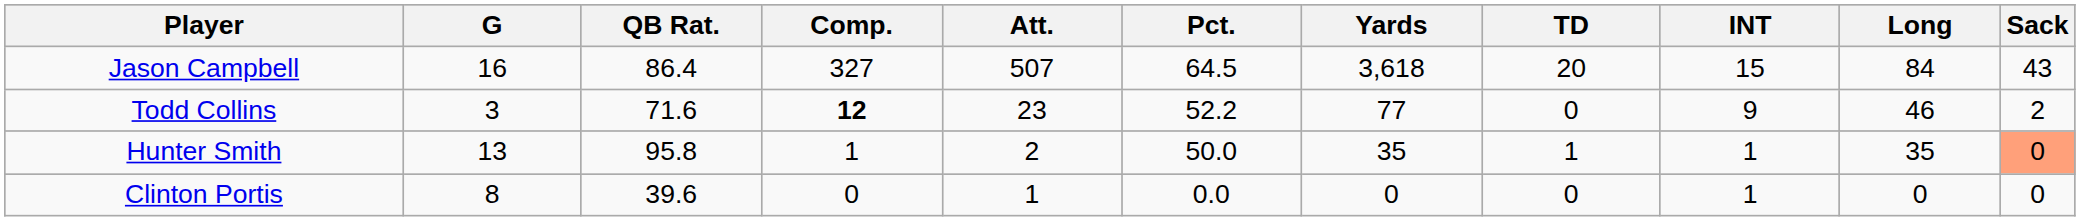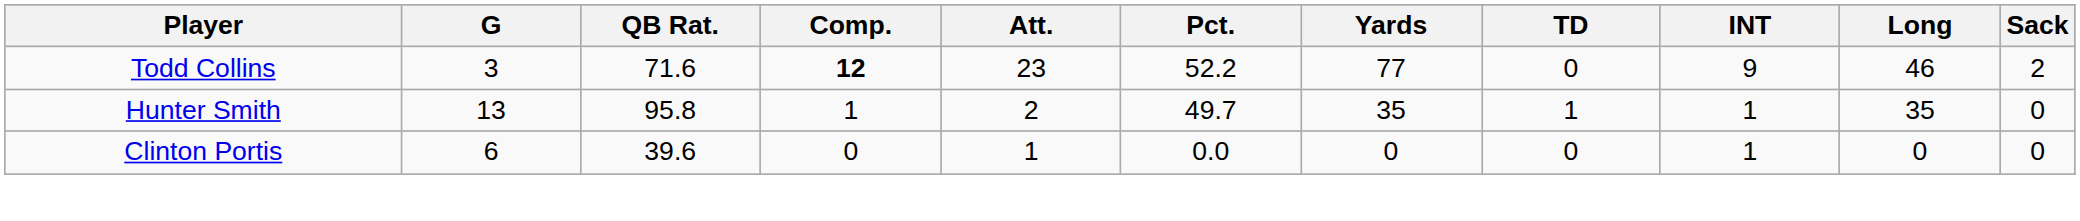- row: (204, 67)
(1211, 151) 50.0 -> (1211, 109) 49.7
(2038, 151) lightsalmon background -> (2038, 109) no background
(492, 194) 8 -> (491, 151) 6
